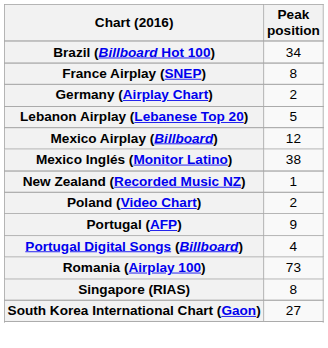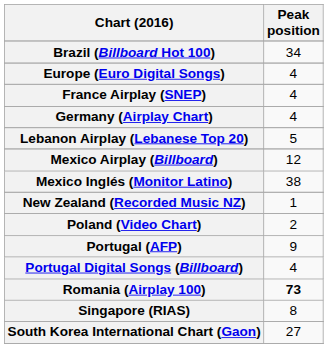+ row: (134, 73)
(293, 73) 8 -> (293, 95) 4
(293, 95) 2 -> (293, 116) 4
(293, 267) normal -> (293, 289) bold
